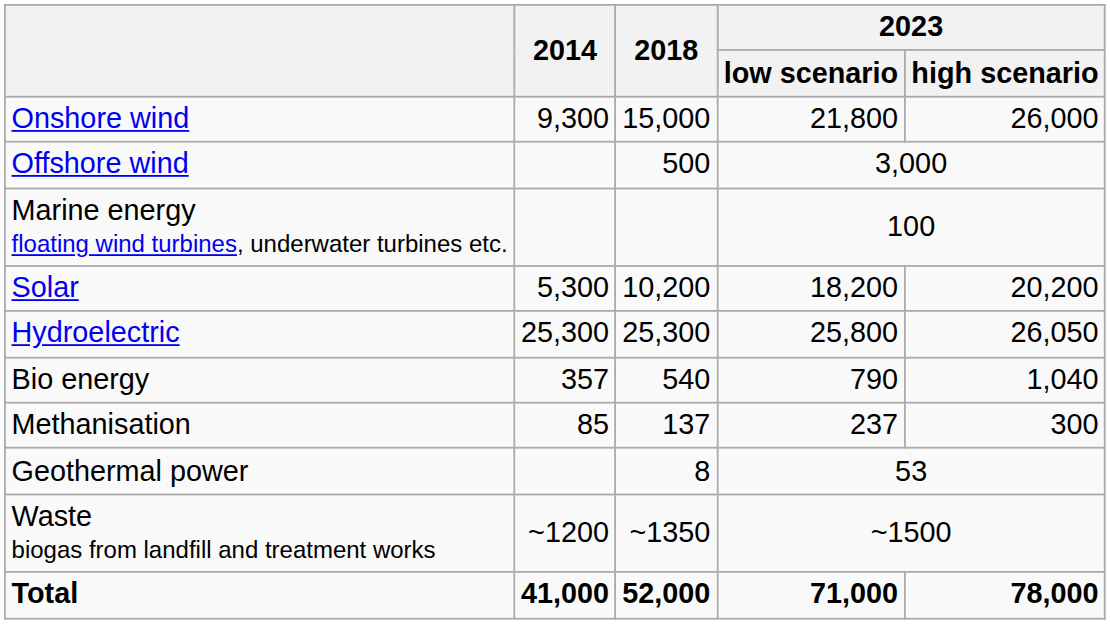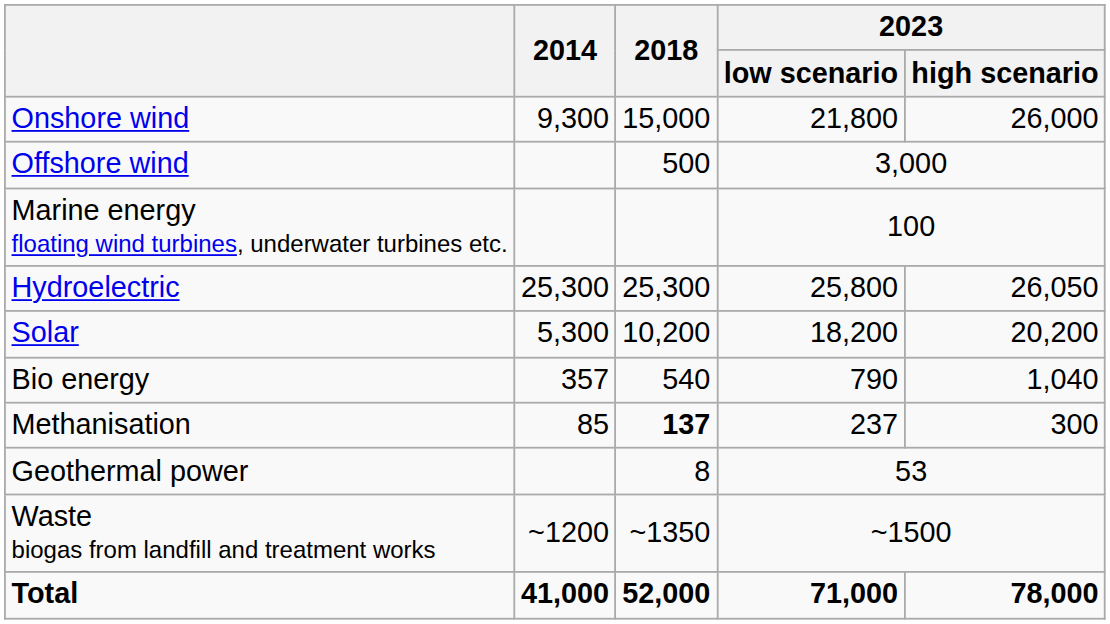rows swapped: (45, 288) <-> (96, 333)
(686, 425) normal -> (686, 425) bold
